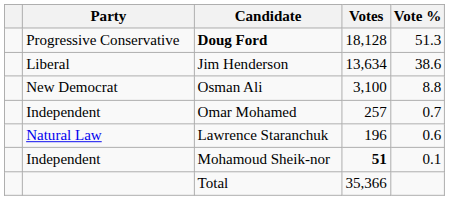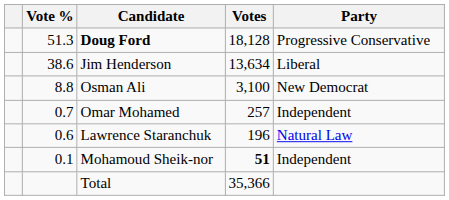columns swapped: (108, 16) <-> (418, 16)
